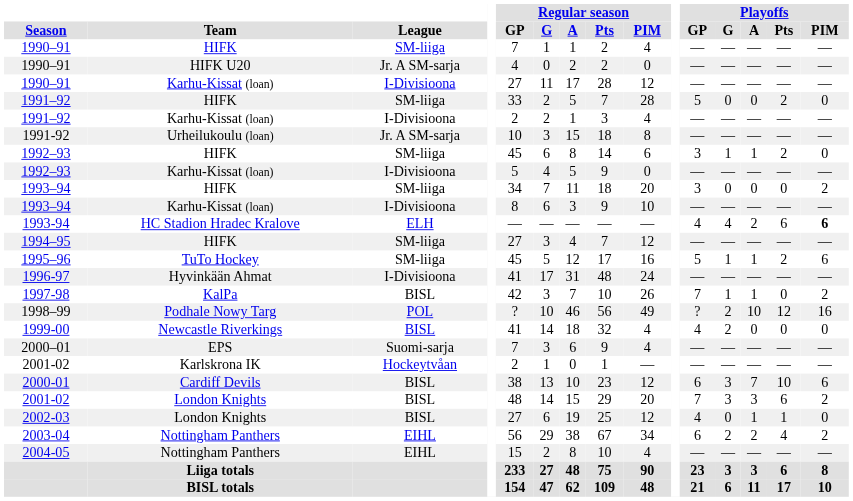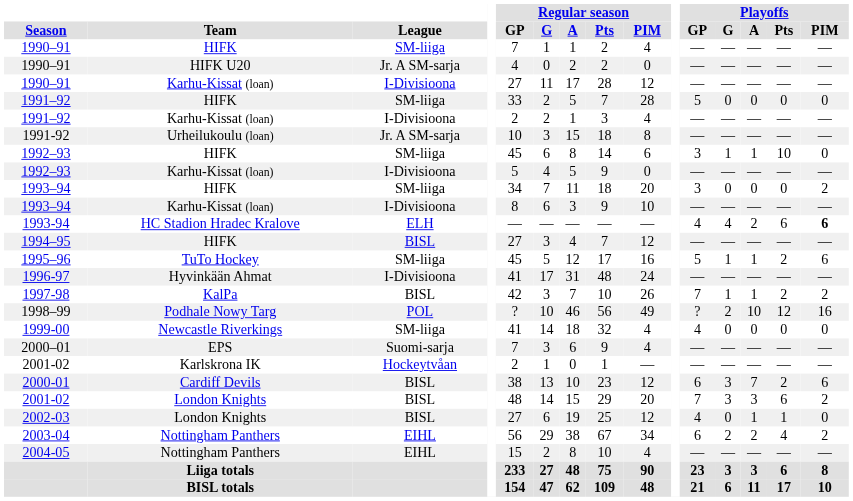(784, 100) 2 -> (784, 100) 0
(784, 153) 2 -> (784, 153) 10
(420, 241) SM-liiga -> (420, 241) BISL
(784, 294) 0 -> (784, 294) 2
(420, 329) BISL -> (420, 329) SM-liiga
(728, 329) 2 -> (728, 329) 0
(784, 382) 10 -> (784, 382) 2
